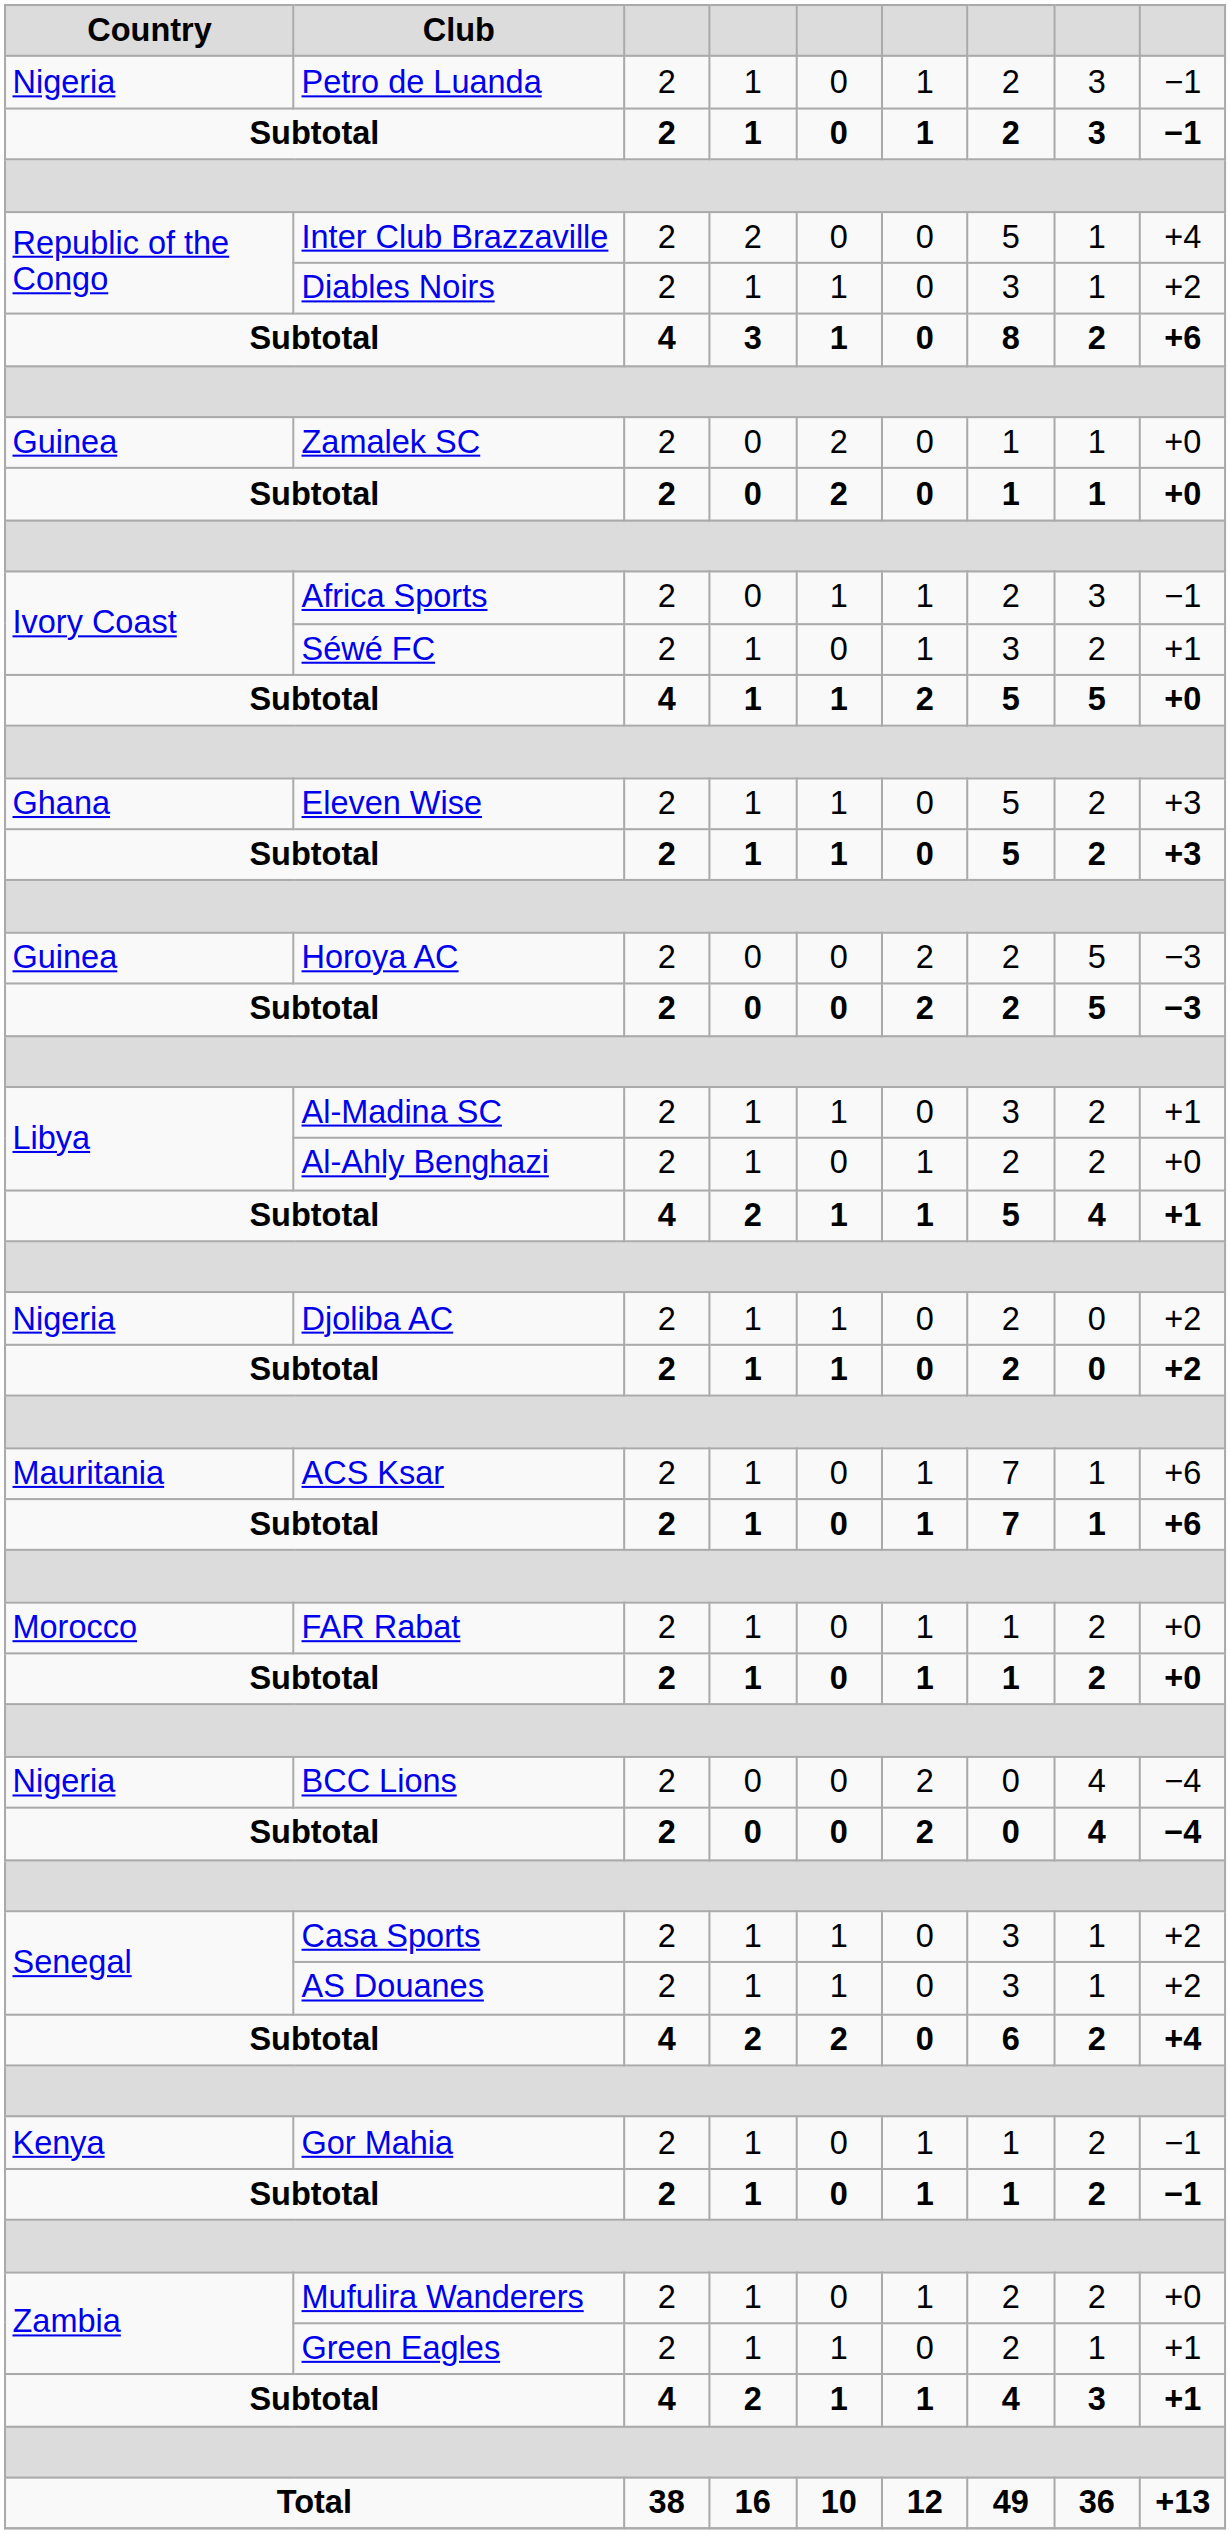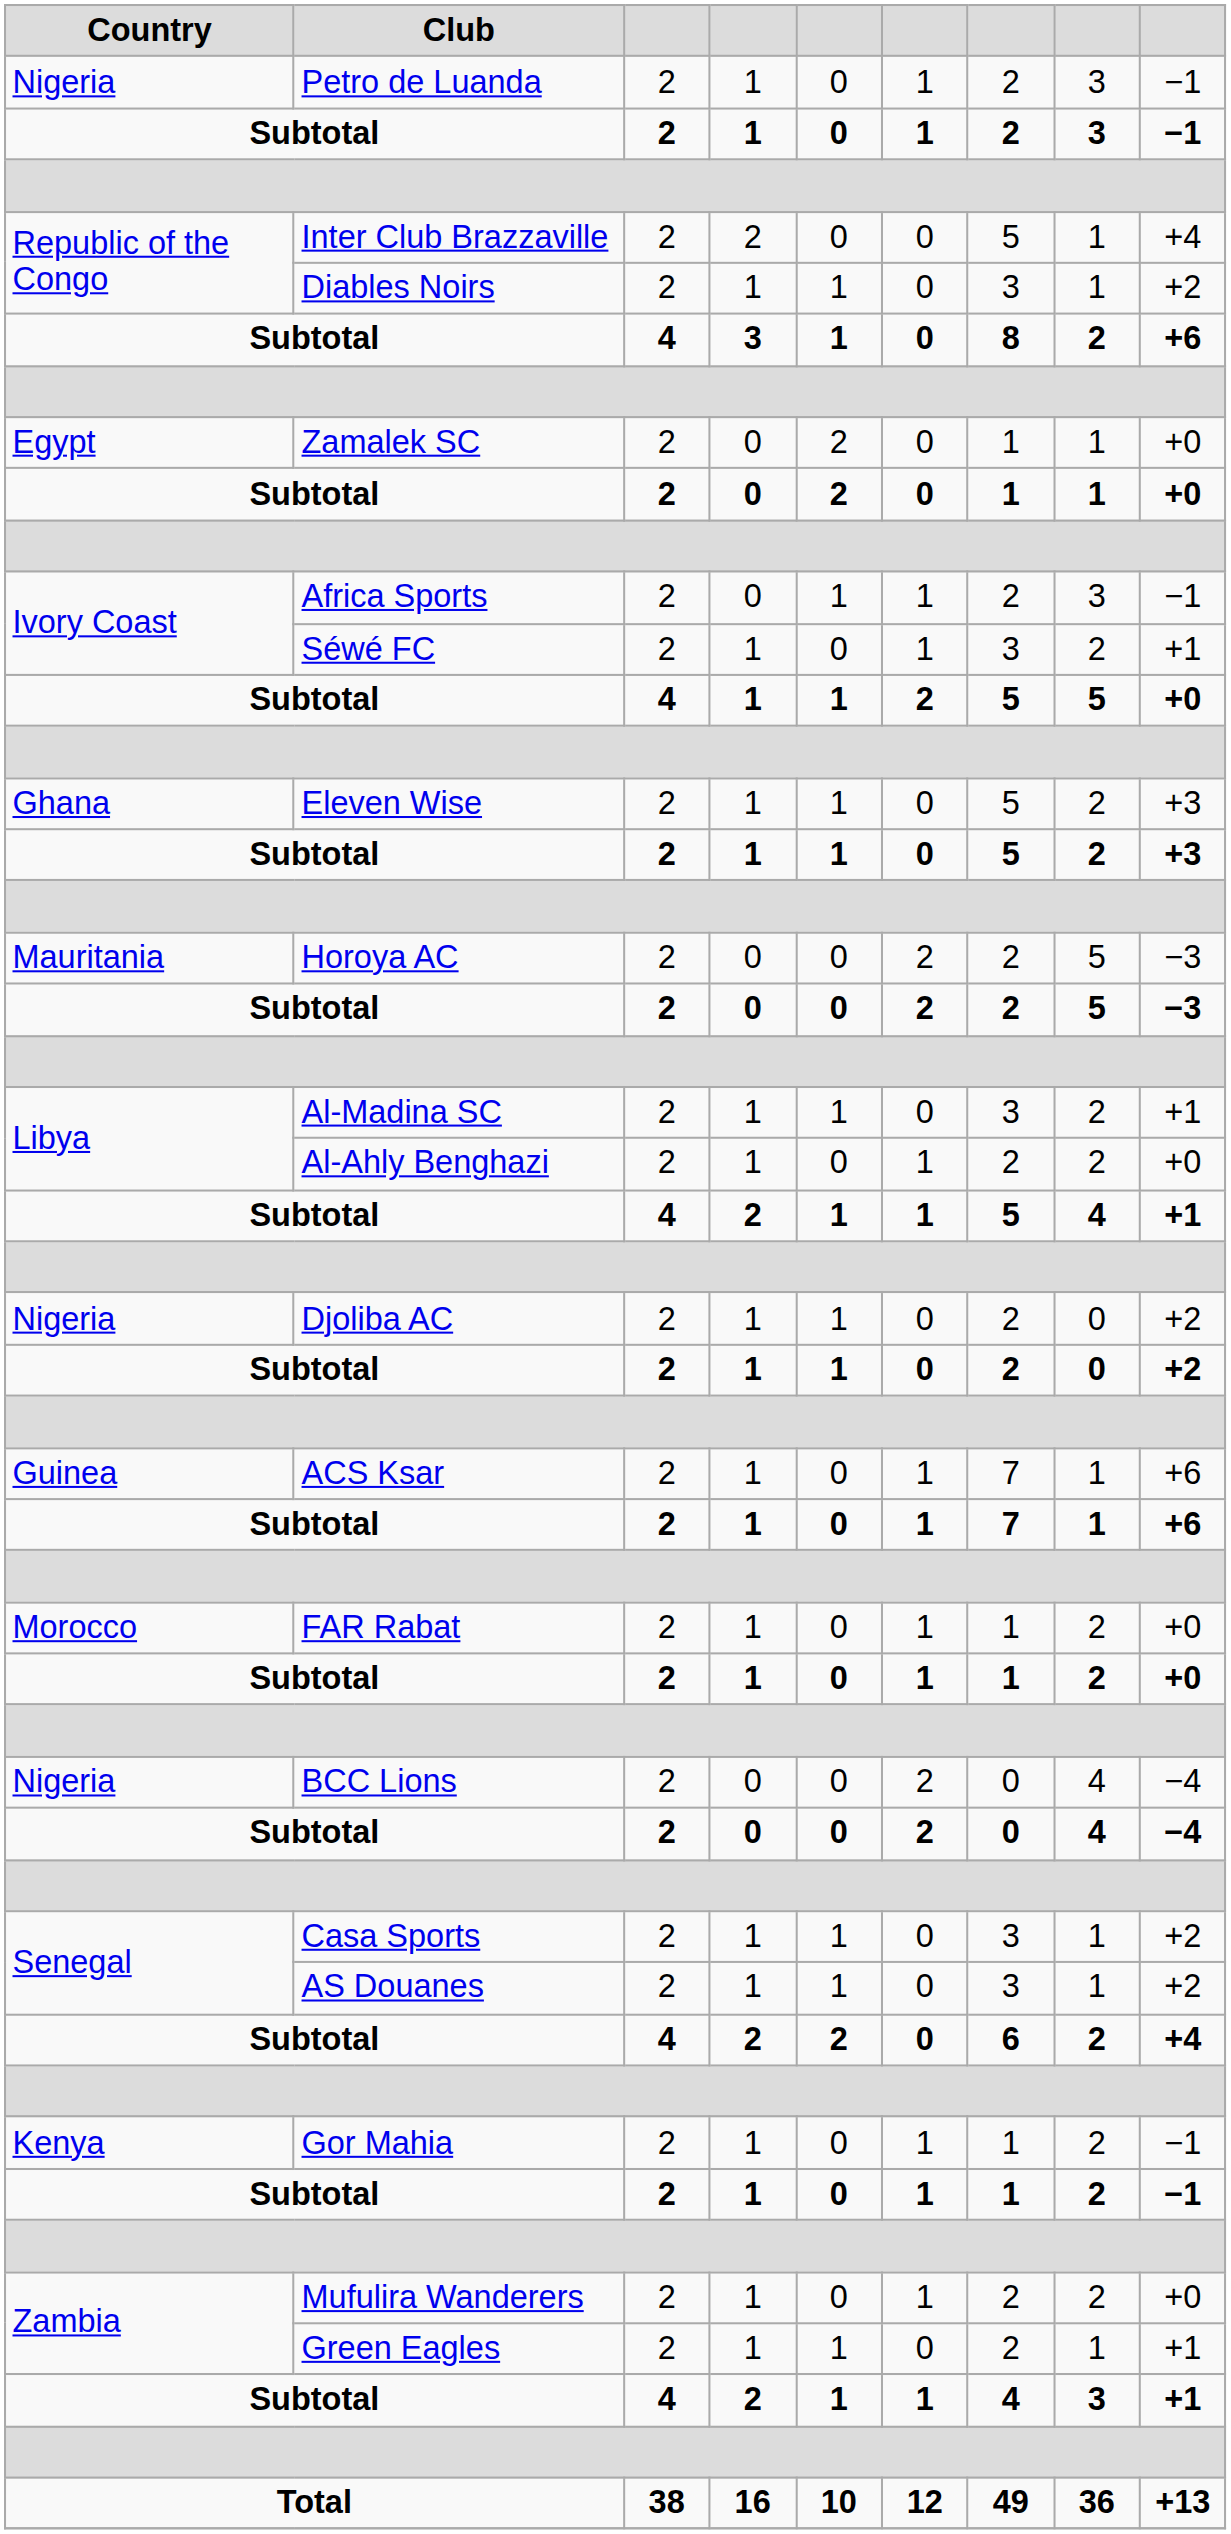(65, 442) Guinea -> (54, 442) Egypt
(65, 957) Guinea -> (88, 957) Mauritania
(88, 1472) Mauritania -> (65, 1472) Guinea
